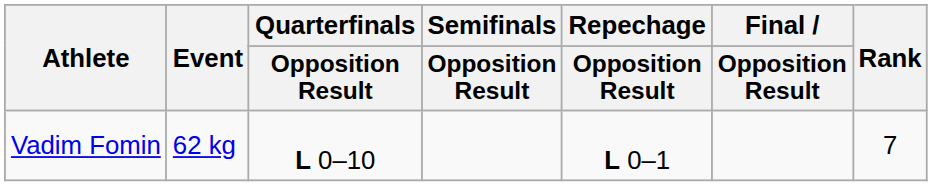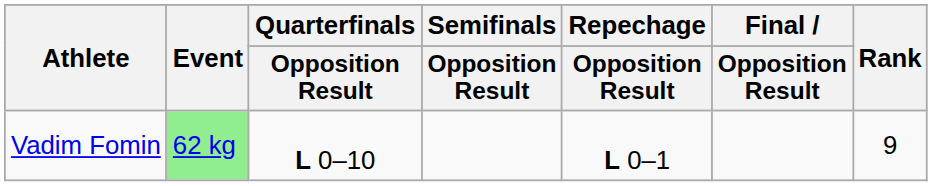(204, 146) no background -> (204, 146) lightgreen background
(890, 146) 7 -> (890, 146) 9
